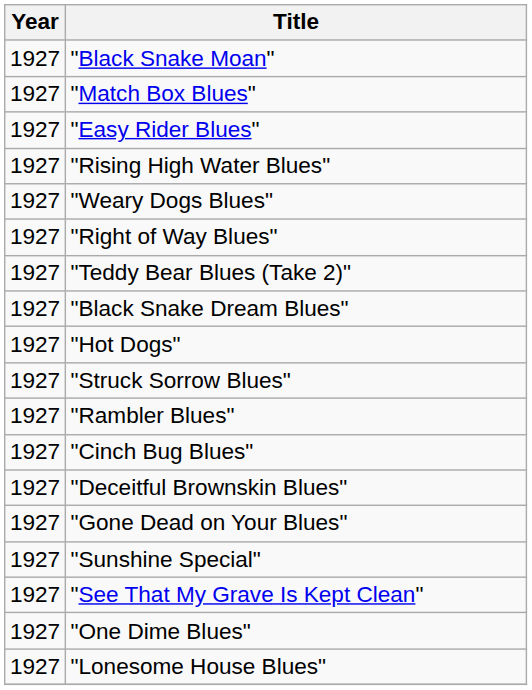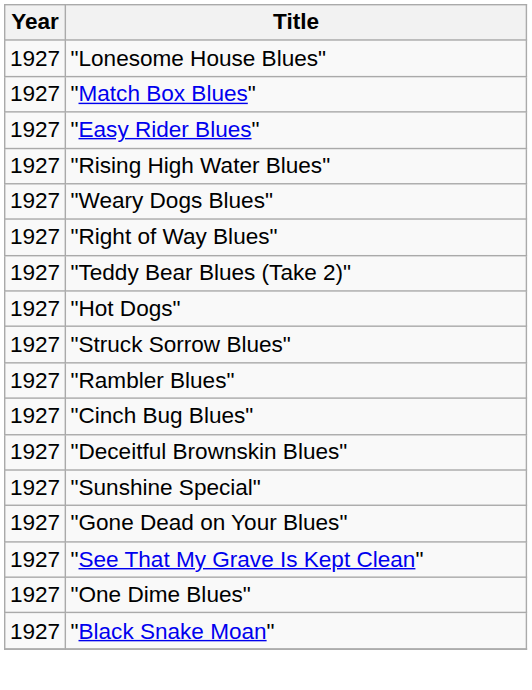rows swapped: (173, 58) <-> (198, 666)
- row: (210, 308)
rows swapped: (166, 559) <-> (209, 523)
